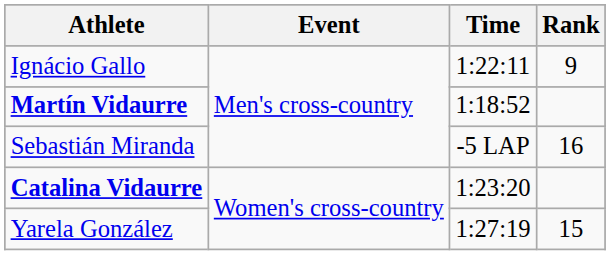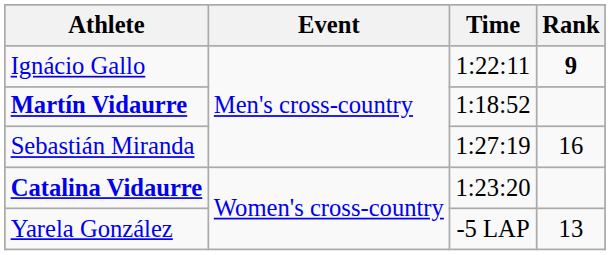(571, 65) normal -> (571, 65) bold
(493, 147) -5 LAP -> (493, 147) 1:27:19
(493, 228) 1:27:19 -> (493, 228) -5 LAP
(571, 228) 15 -> (571, 228) 13
